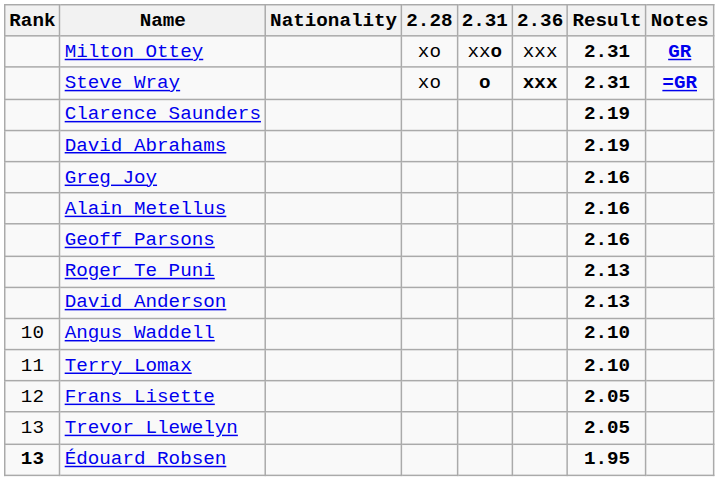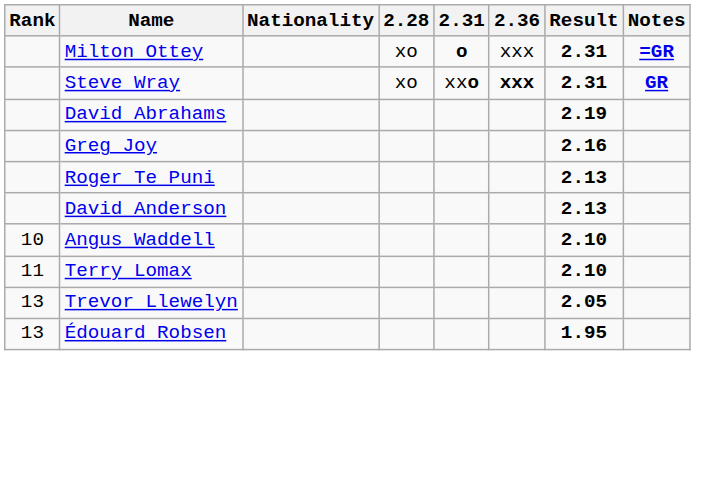(485, 52) xxo -> (462, 52) o
(680, 52) GR -> (657, 52) =GR
(485, 83) o -> (462, 83) xxo
(680, 83) =GR -> (657, 83) GR
- row: (163, 114)
- row: (146, 209)
- row: (140, 240)
- row: (140, 397)
(32, 459) bold -> (32, 334) normal
